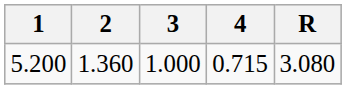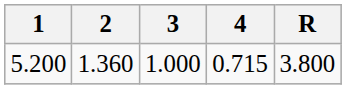(307, 63) 3.080 -> (307, 63) 3.800
